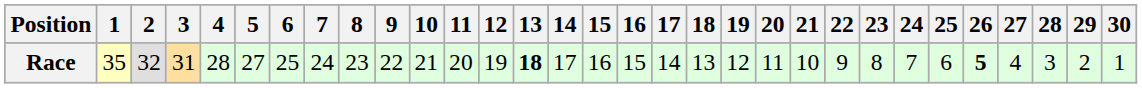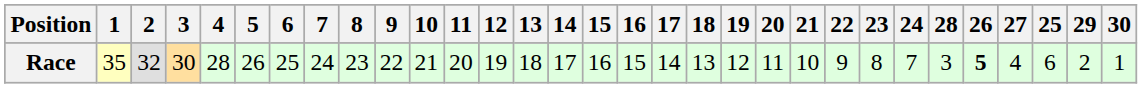columns swapped: (946, 23) <-> (1050, 23)
(184, 62) 31 -> (184, 62) 30
(253, 62) 27 -> (253, 62) 26
(530, 62) bold -> (530, 62) normal
